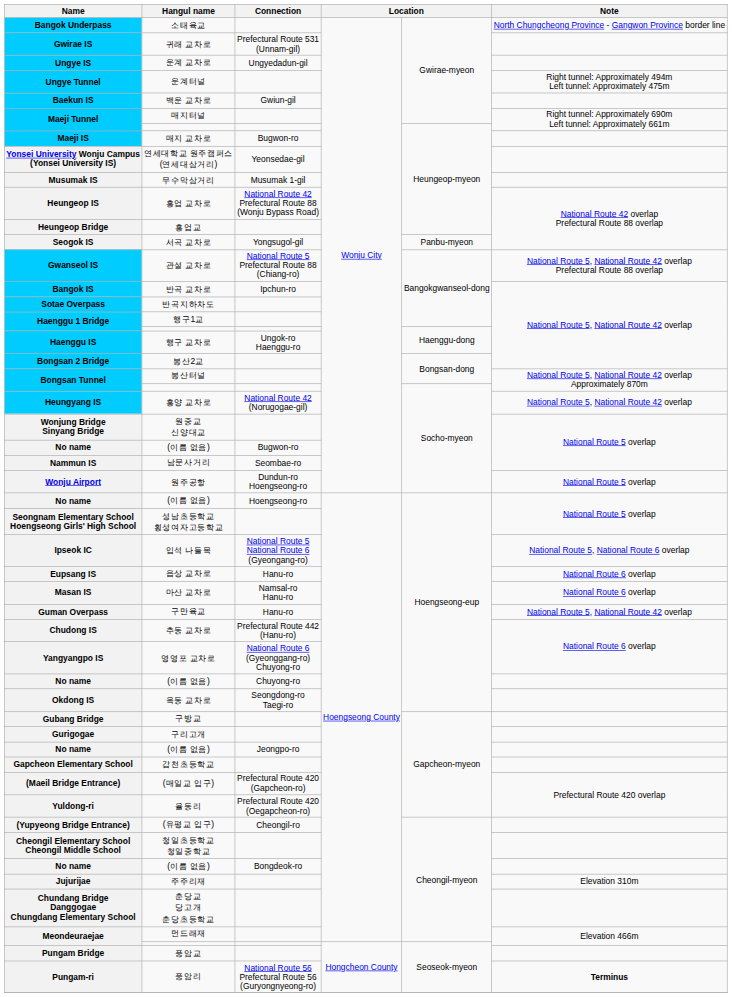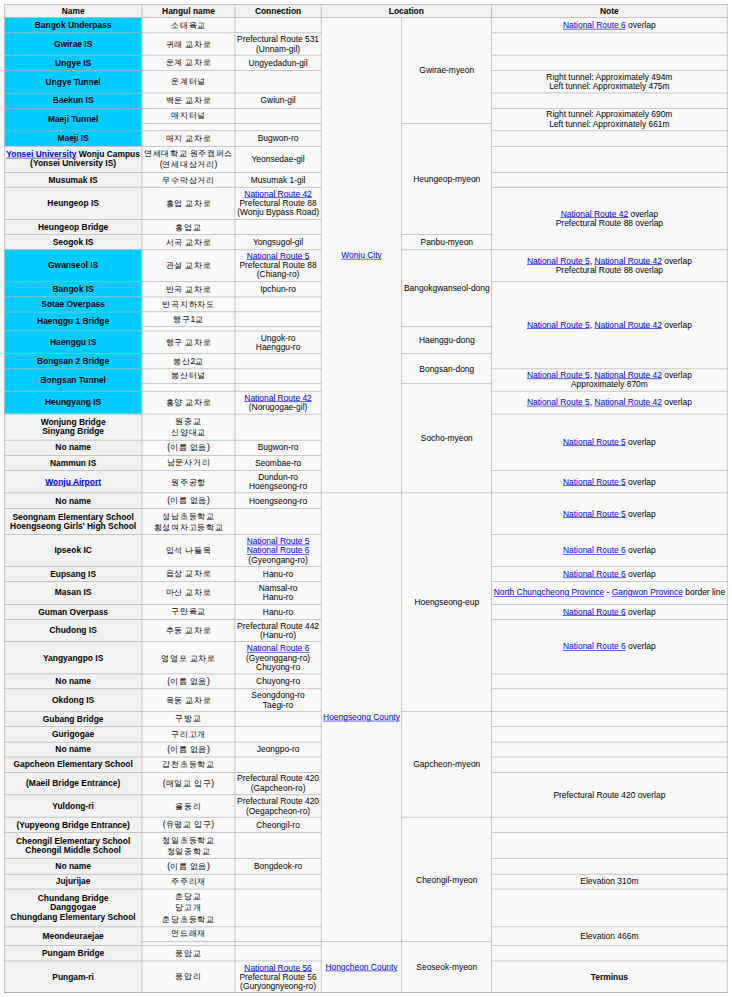(609, 25) North Chungcheong Province - Gangwon Province border line -> (609, 25) National Route 6 overlap
(609, 550) National Route 5, National Route 6 overlap -> (609, 550) National Route 6 overlap
(609, 592) National Route 6 overlap -> (609, 592) North Chungcheong Province - Gangwon Province border line
(609, 611) National Route 5, National Route 42 overlap -> (609, 611) National Route 6 overlap
